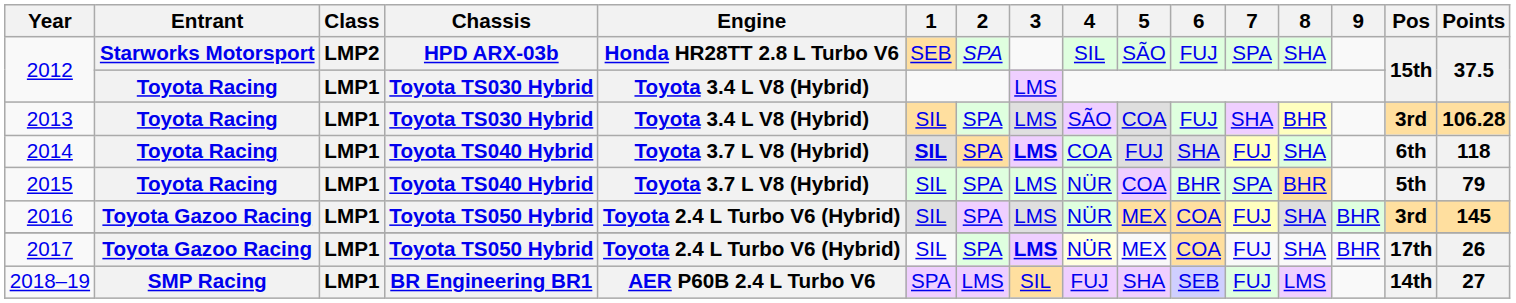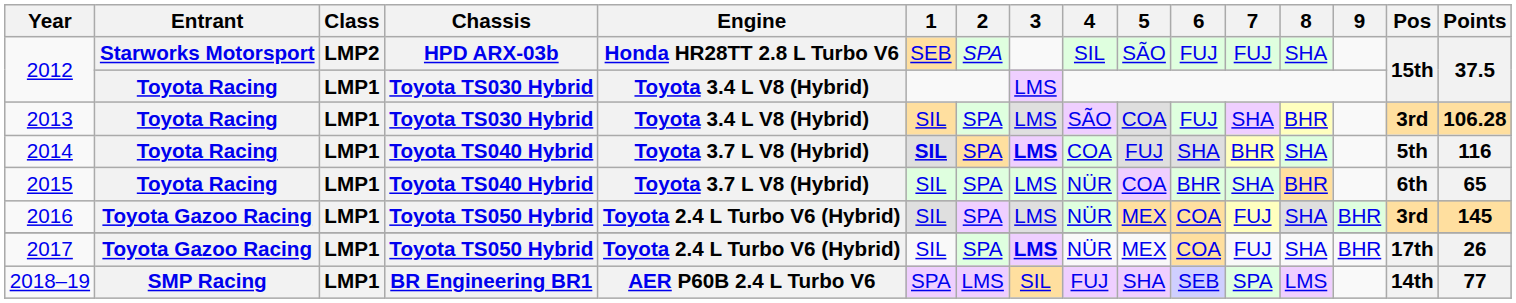(1252, 53) SPA -> (1253, 53) FUJ
(1252, 151) FUJ -> (1253, 151) BHR
(1411, 151) 6th -> (1412, 151) 5th
(1474, 151) 118 -> (1475, 151) 116
(1252, 184) SPA -> (1253, 184) SHA
(1411, 184) 5th -> (1412, 184) 6th
(1474, 184) 79 -> (1475, 184) 65
(1089, 249) lightyellow background -> (1089, 249) no background
(1252, 281) FUJ -> (1253, 281) SPA
(1474, 281) 27 -> (1475, 281) 77
